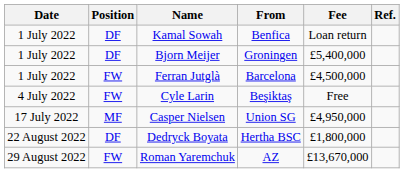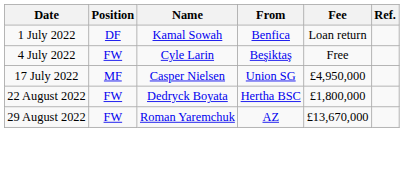- row: (187, 55)
- row: (187, 76)
(113, 137) DF -> (113, 96) FW
